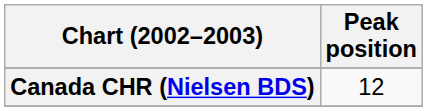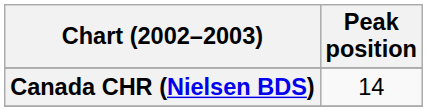(371, 86) 12 -> (371, 86) 14
